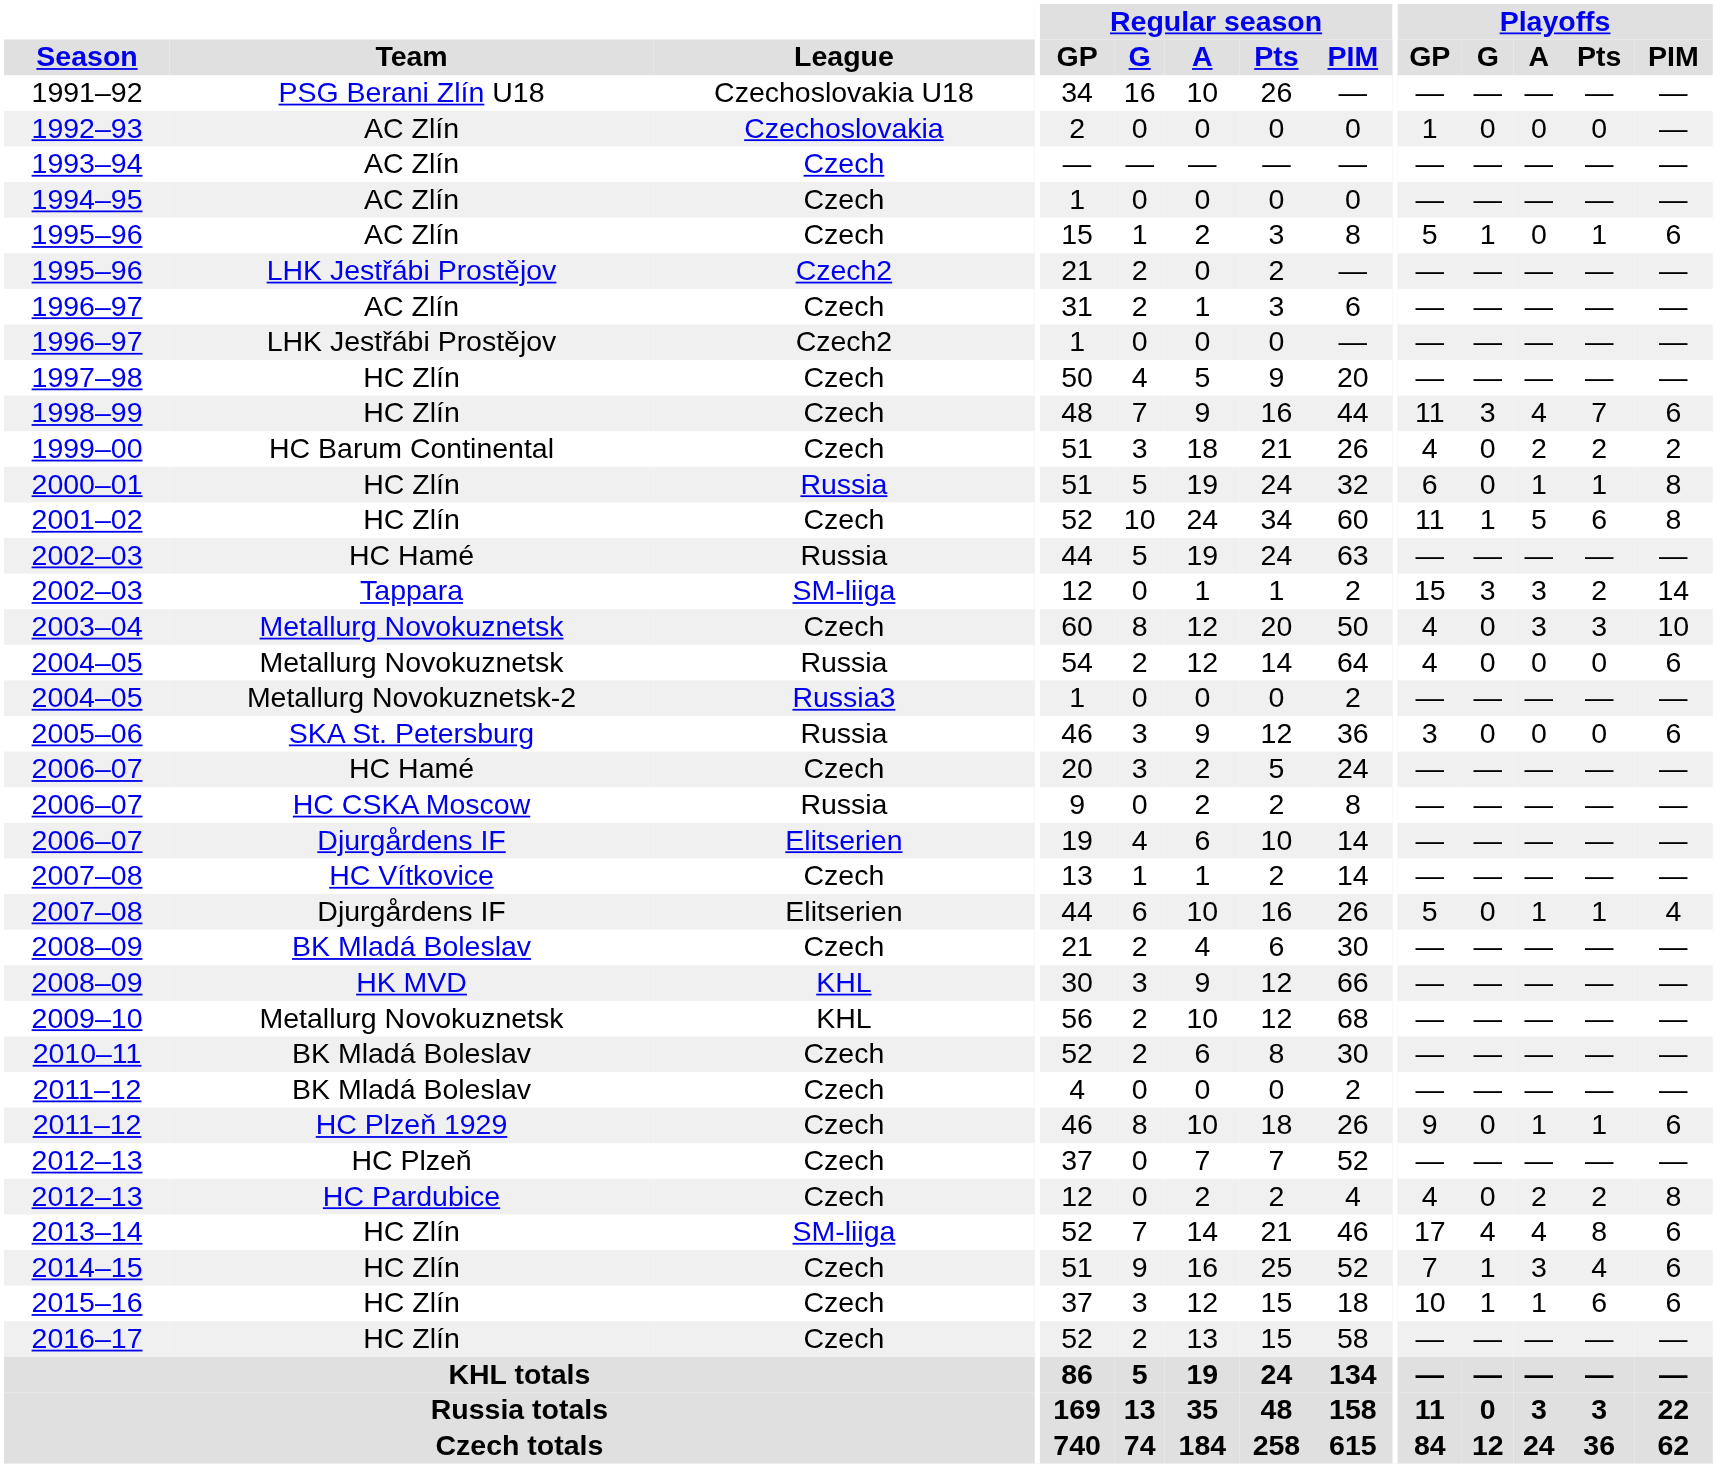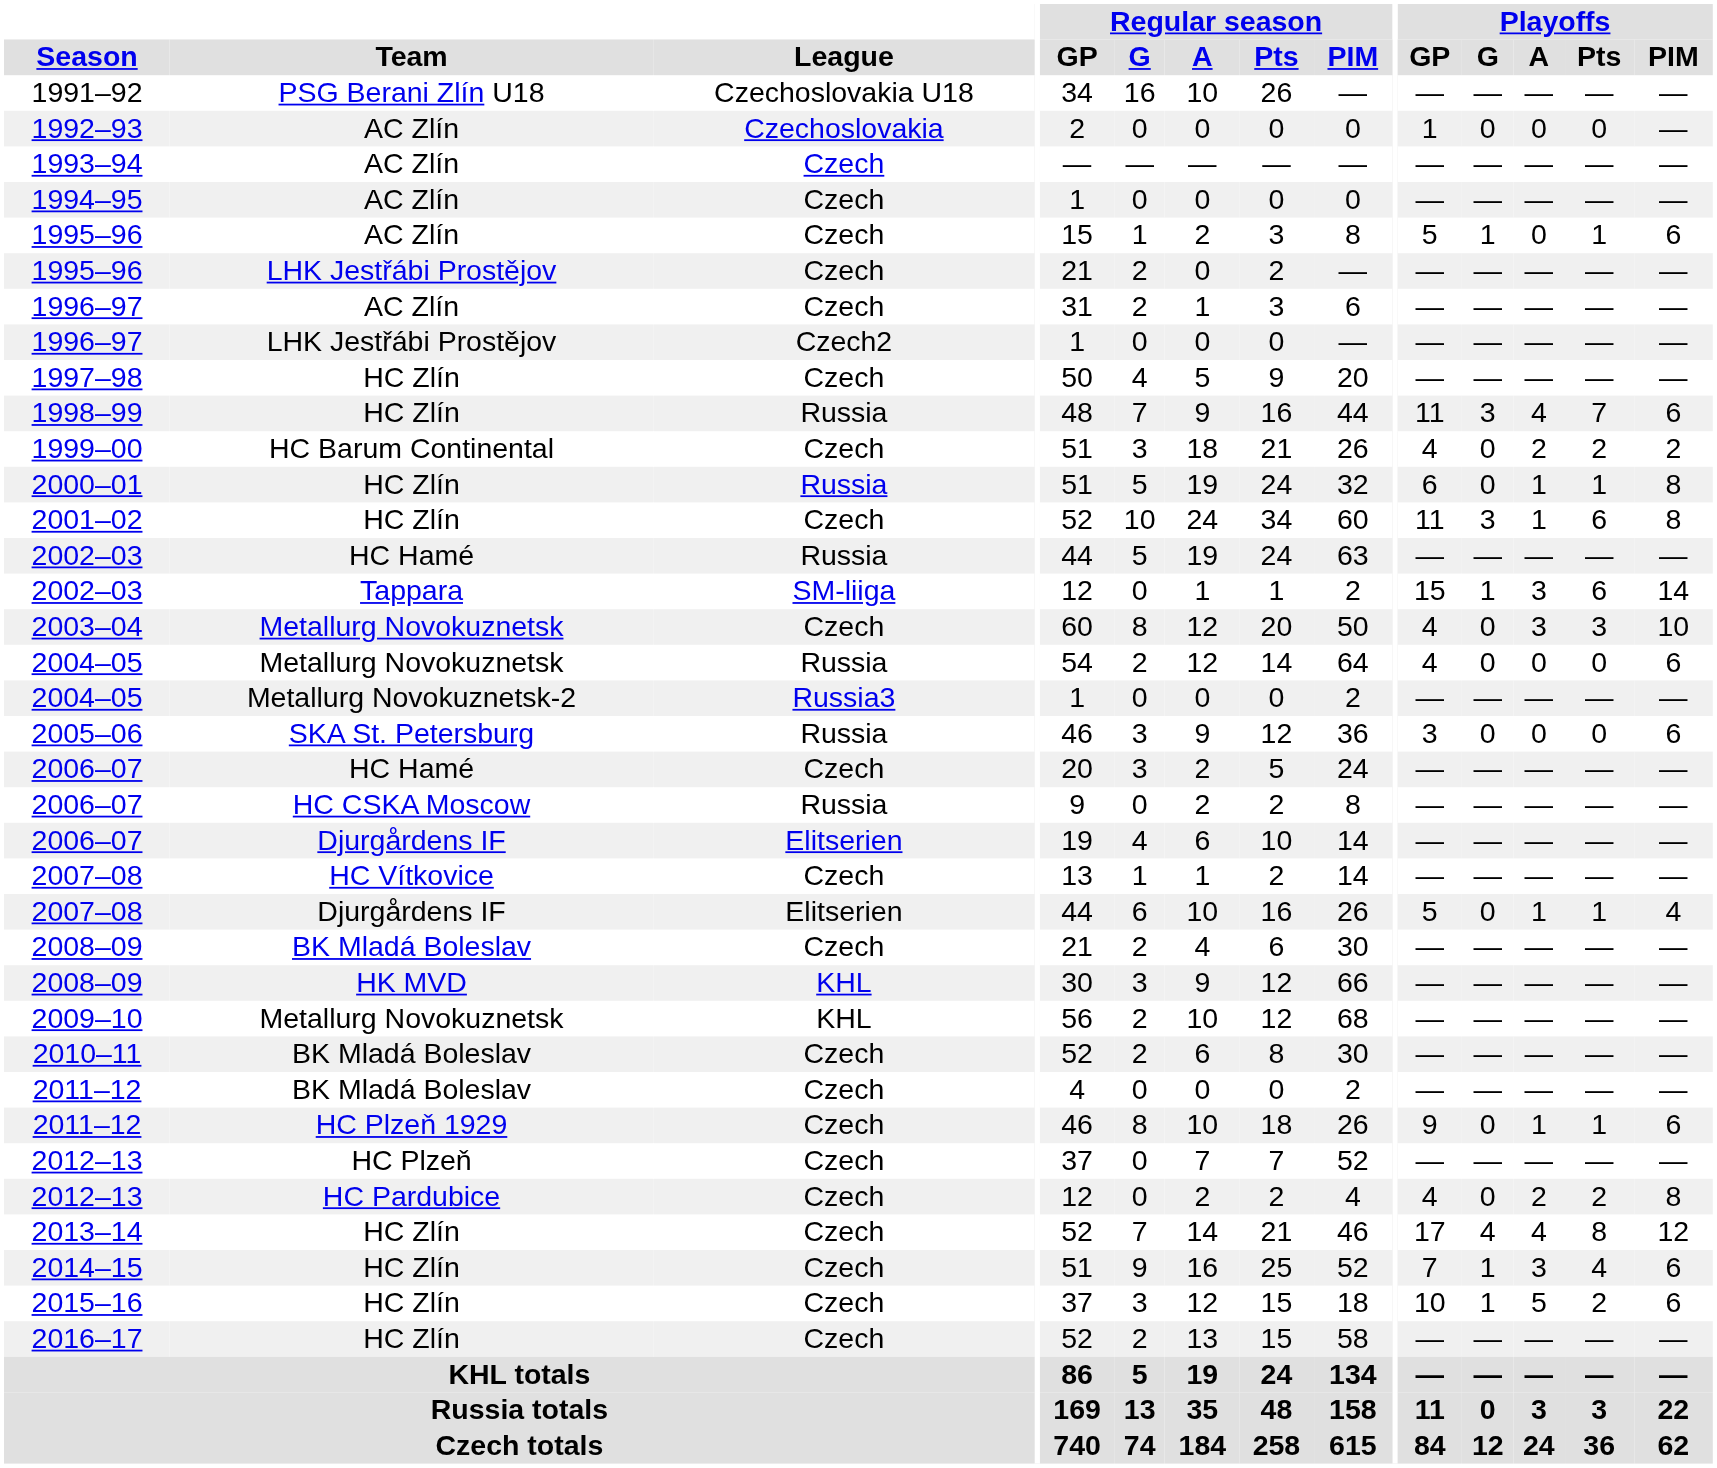(844, 270) Czech2 -> (844, 270) Czech
(844, 413) Czech -> (844, 413) Russia
(1488, 519) 1 -> (1488, 519) 3
(1539, 519) 5 -> (1539, 519) 1
(1488, 591) 3 -> (1488, 591) 1
(1599, 591) 2 -> (1599, 591) 6
(844, 1231) SM-liiga -> (844, 1231) Czech
(1673, 1231) 6 -> (1673, 1231) 12
(1539, 1303) 1 -> (1539, 1303) 5
(1599, 1303) 6 -> (1599, 1303) 2
